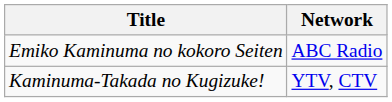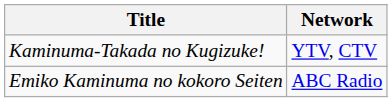rows swapped: (137, 81) <-> (146, 50)
